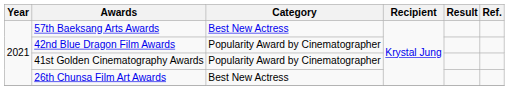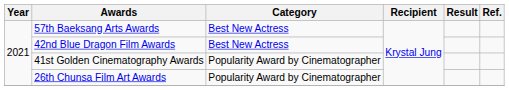(294, 45) Popularity Award by Cinematographer -> (248, 45) Best New Actress
(248, 77) Best New Actress -> (294, 77) Popularity Award by Cinematographer
